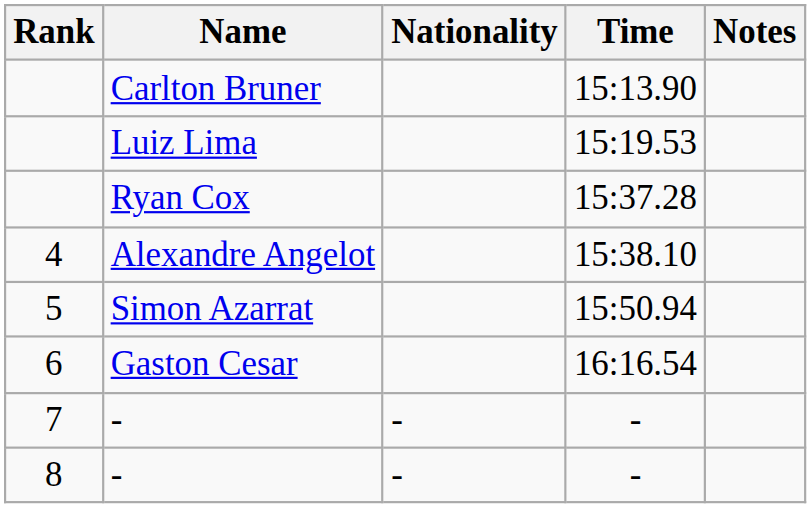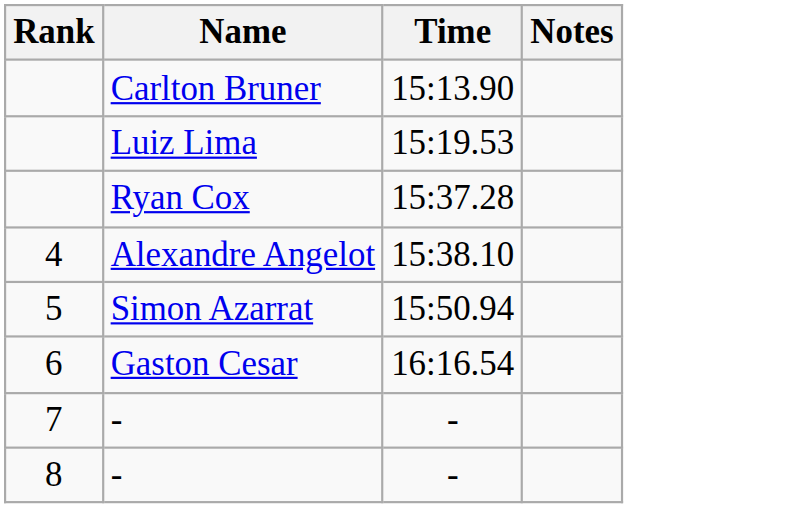- column: (474, 32)
